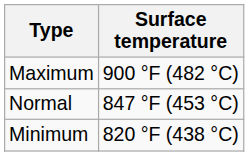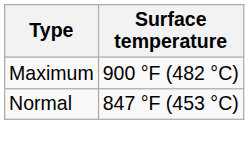- row: (49, 134)
